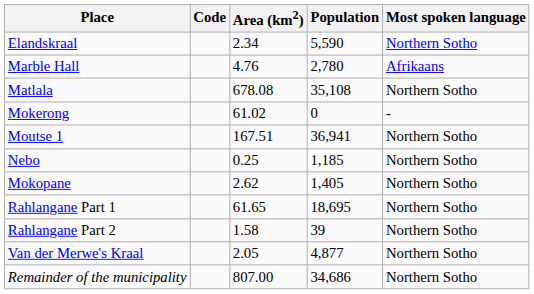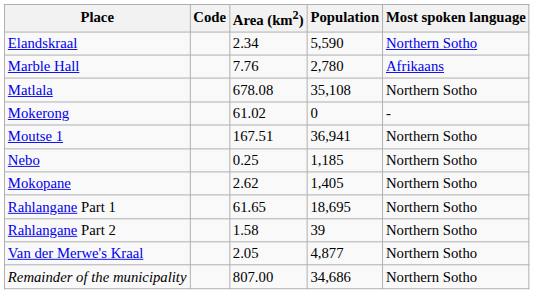(246, 66) 4.76 -> (246, 66) 7.76
